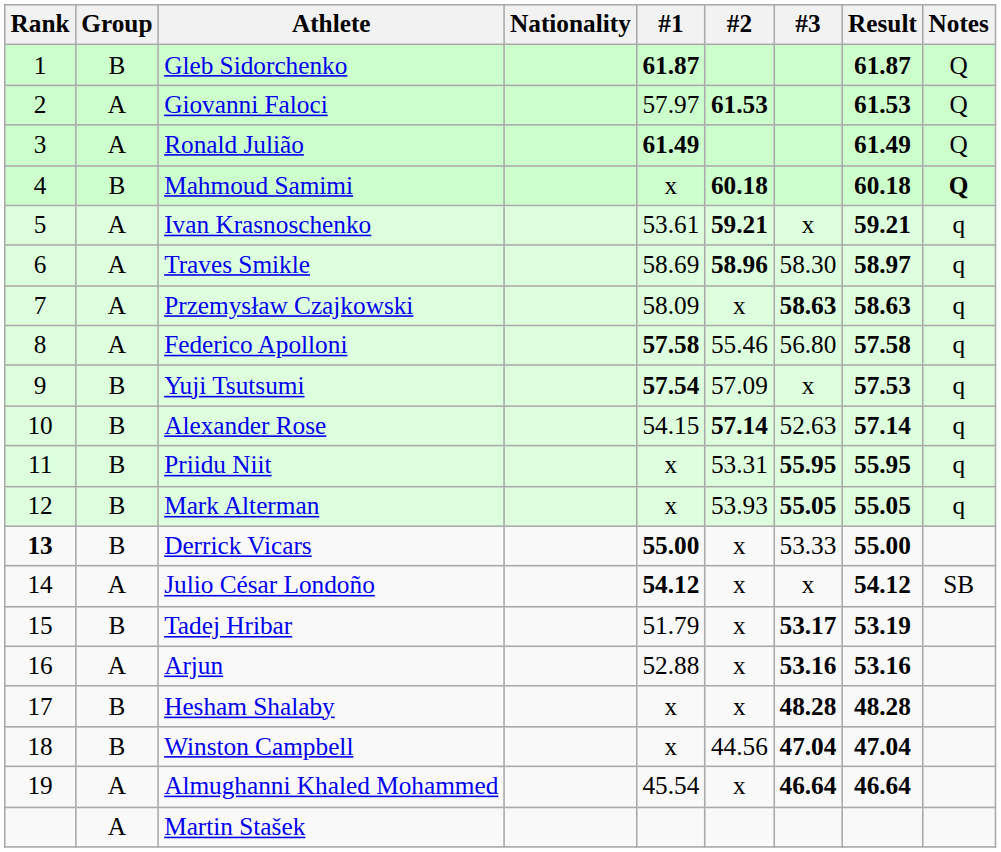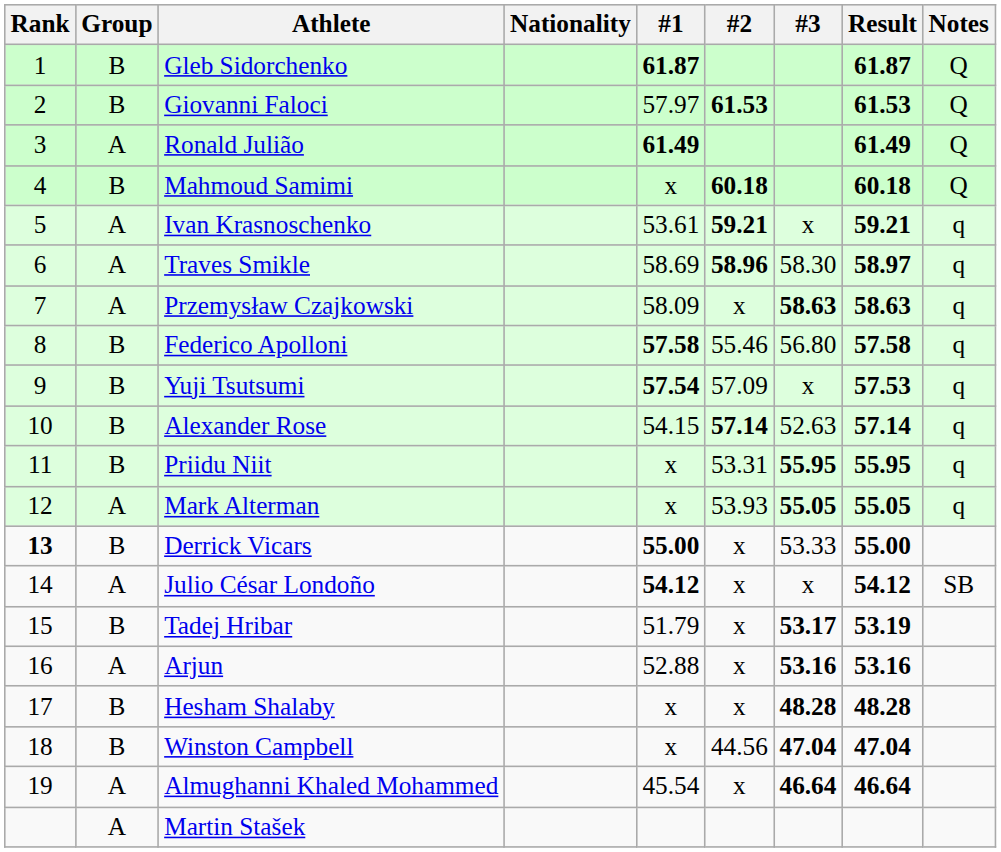(117, 104) A -> (117, 104) B
(959, 184) bold -> (959, 184) normal
(117, 345) A -> (117, 345) B
(117, 505) B -> (117, 505) A
